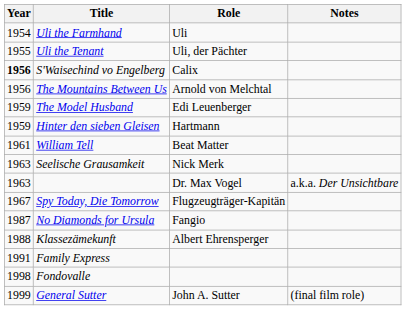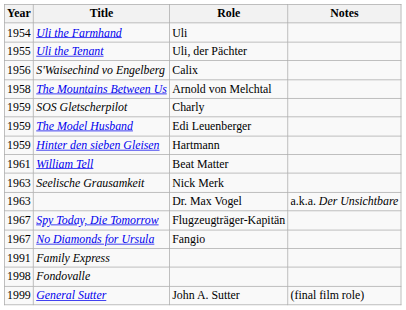(19, 70) bold -> (19, 70) normal
(19, 88) 1956 -> (19, 88) 1958
+ row: (82, 107)
(19, 220) 1987 -> (19, 239) 1967
- row: (76, 239)
